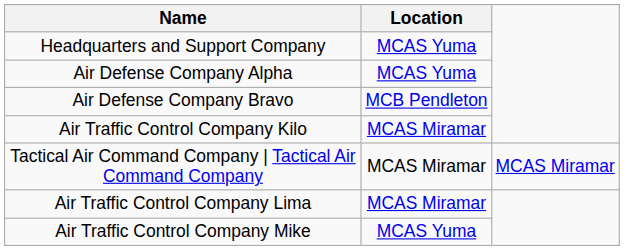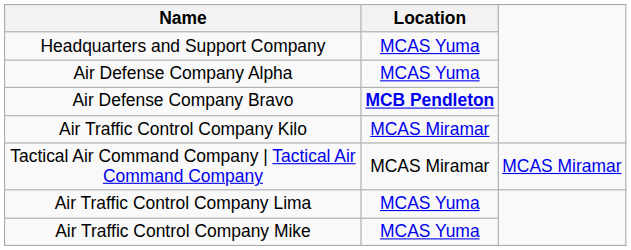(426, 101) normal -> (430, 101) bold
(426, 203) MCAS Miramar -> (430, 203) MCAS Yuma
